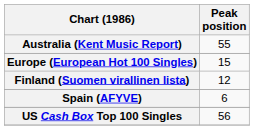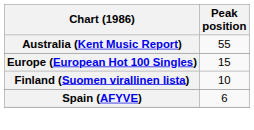(224, 80) 12 -> (224, 80) 10
- row: (102, 116)
